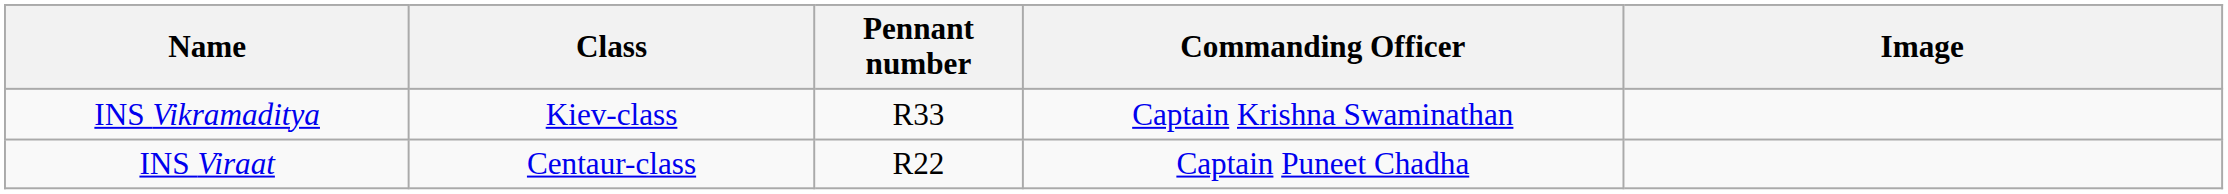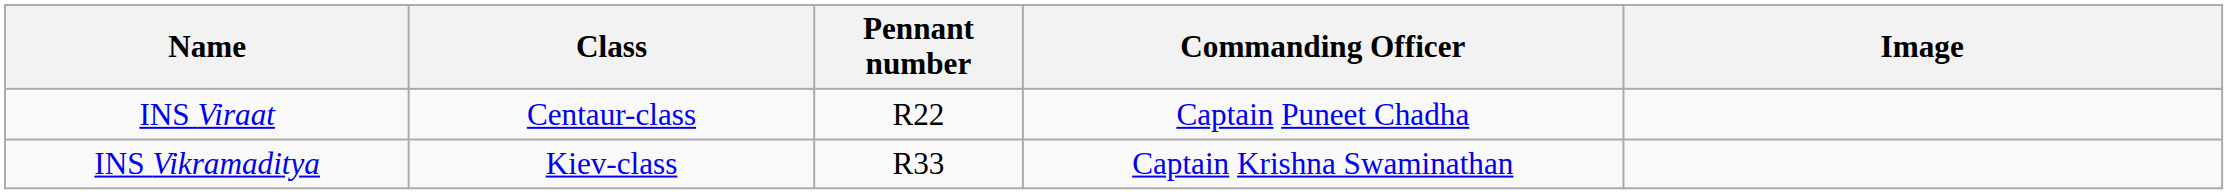rows swapped: (207, 163) <-> (207, 113)
